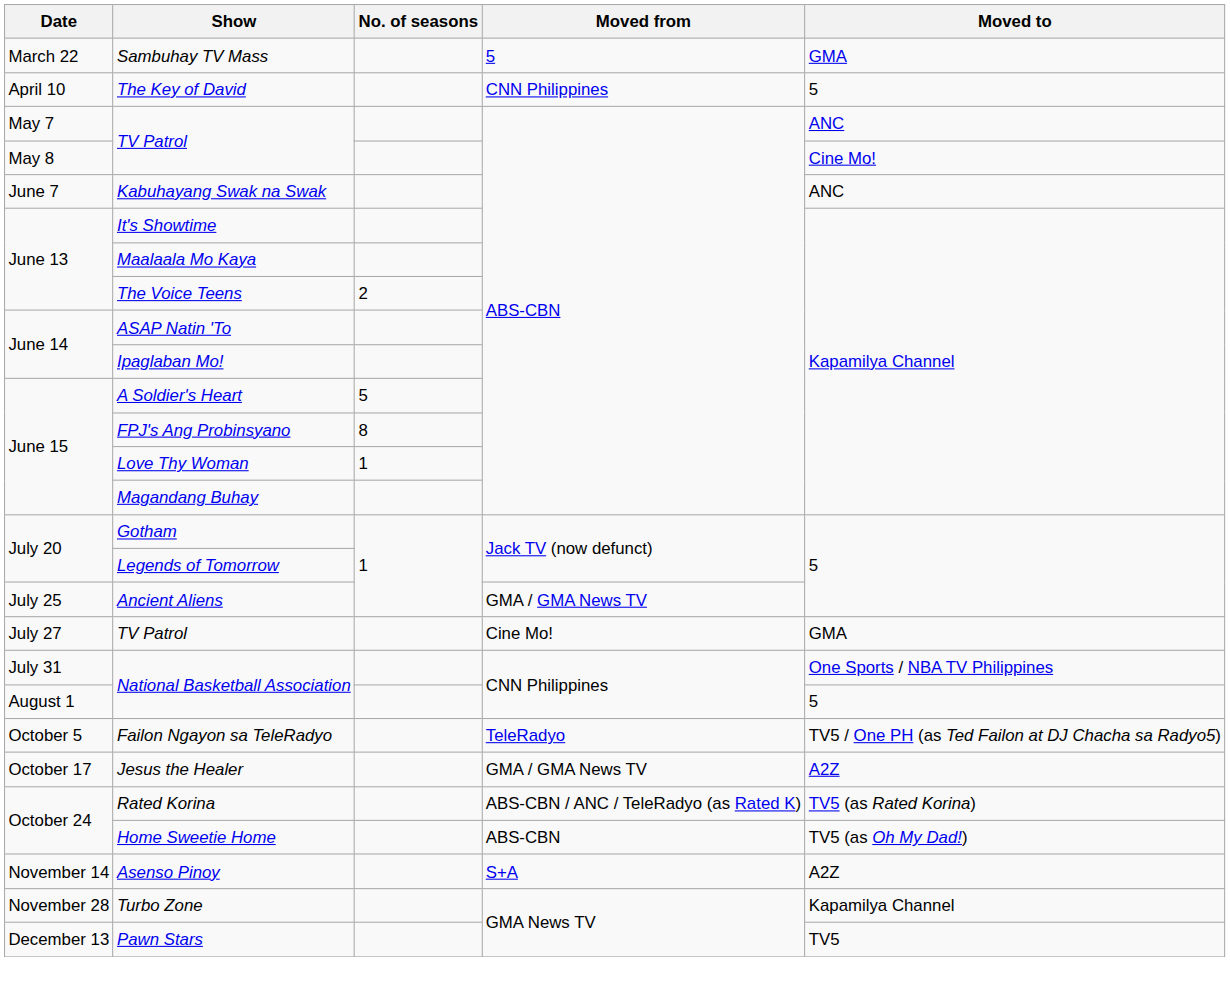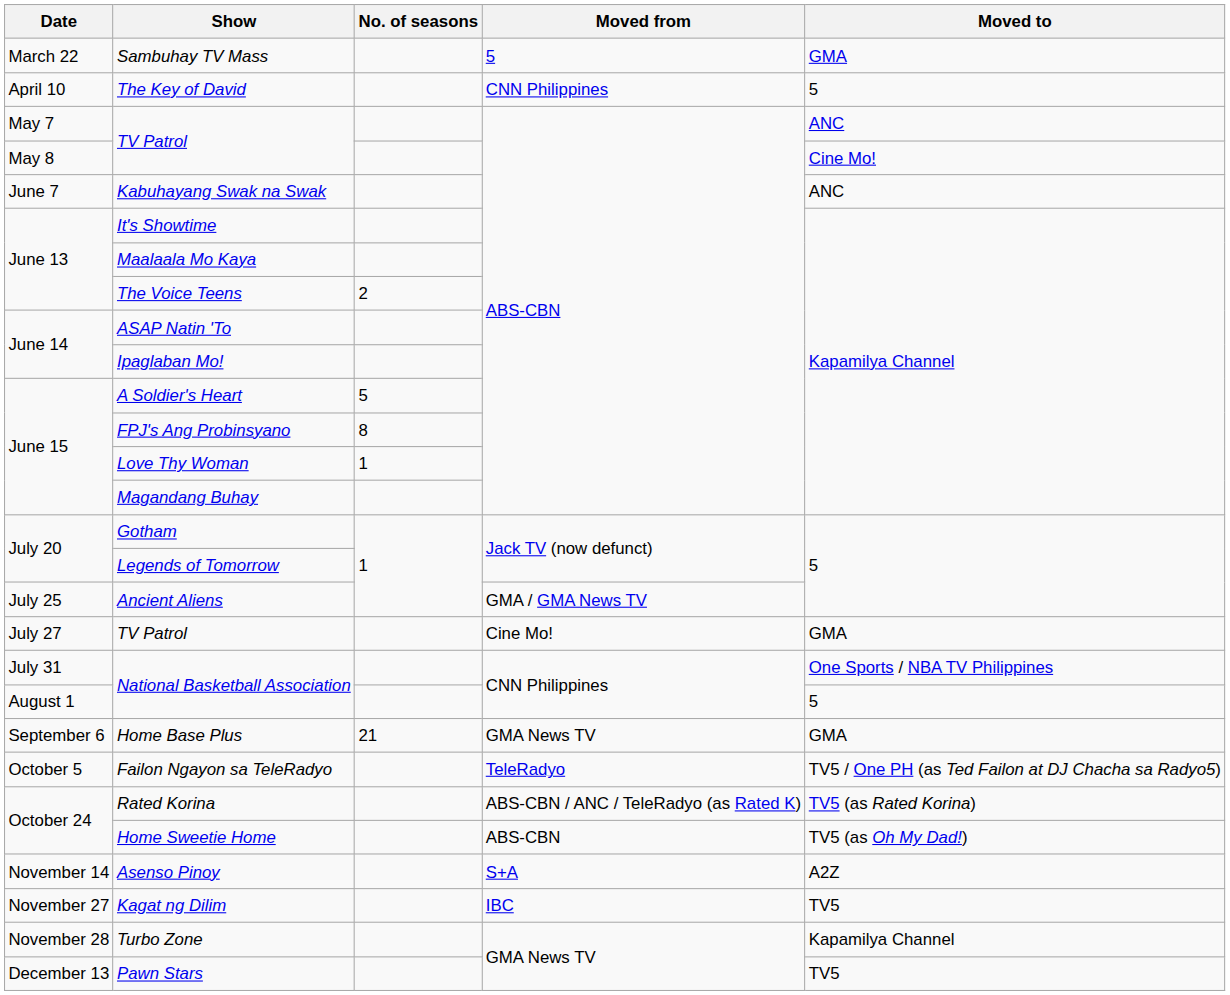+ row: (56, 735)
- row: (50, 769)
+ row: (59, 905)
